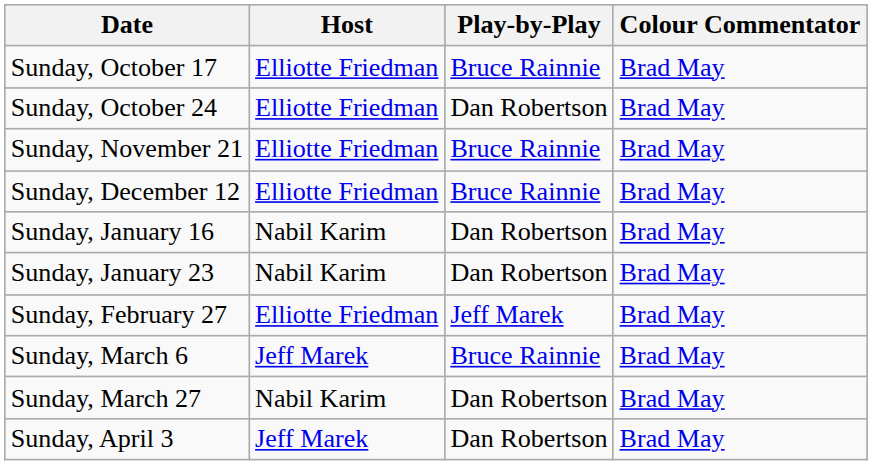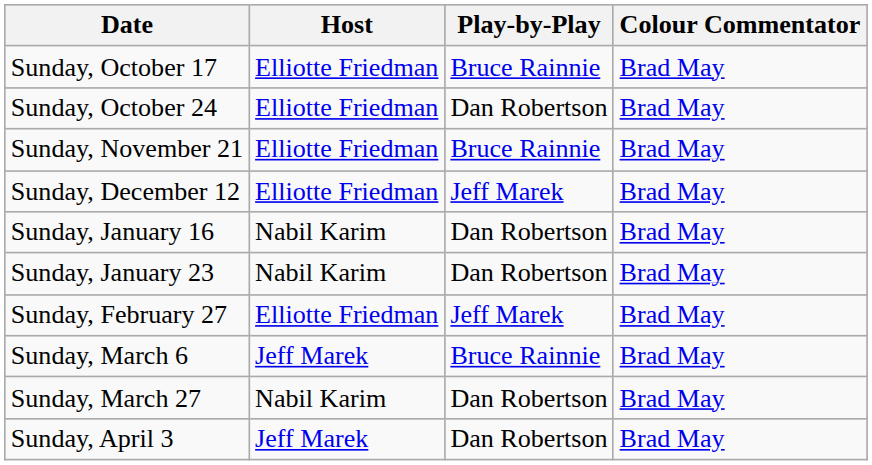(525, 190) Bruce Rainnie -> (507, 190) Jeff Marek
